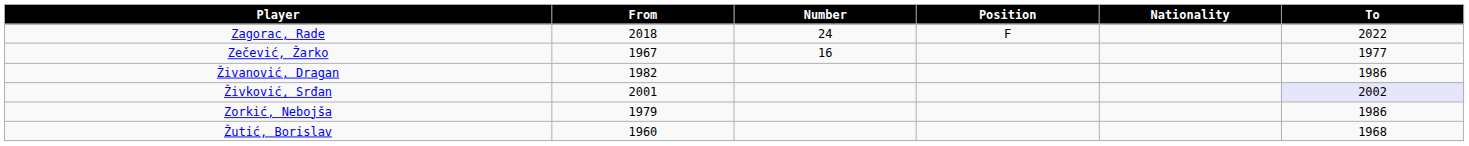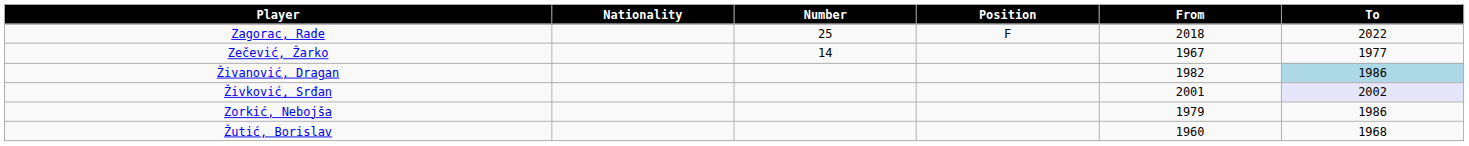columns swapped: (1190, 14) <-> (643, 14)
(825, 34) 24 -> (825, 34) 25
(825, 53) 16 -> (825, 53) 14
(1373, 73) no background -> (1373, 73) lightblue background
